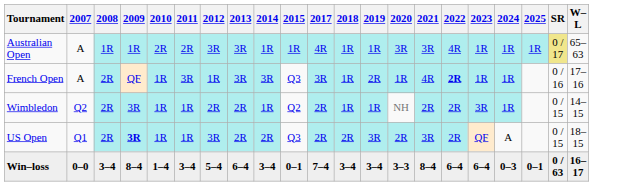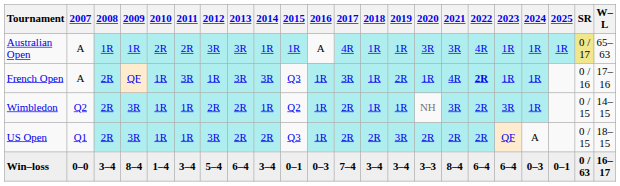+ column: (321, 19)
(428, 107) 2R -> (455, 107) 3R
(134, 137) bold -> (134, 137) normal
(428, 137) 3R -> (455, 137) 2R
